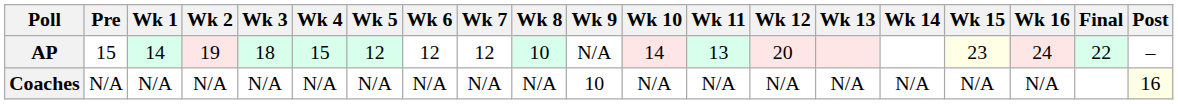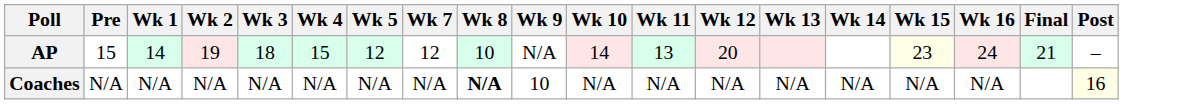- column: (430, 20)
(1101, 51) 22 -> (1046, 51) 21
(539, 83) normal -> (485, 83) bold
